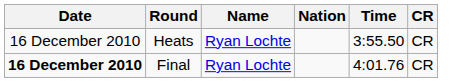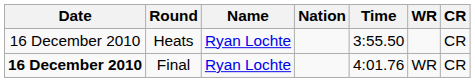+ column: (424, 16)
